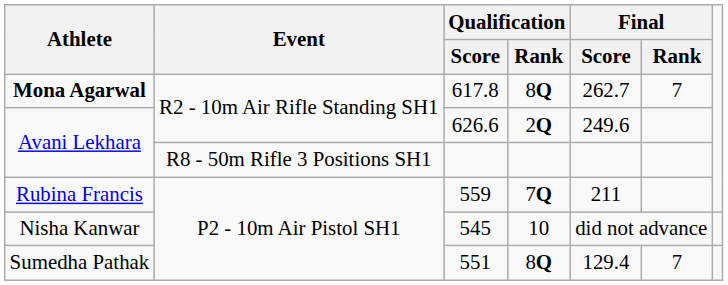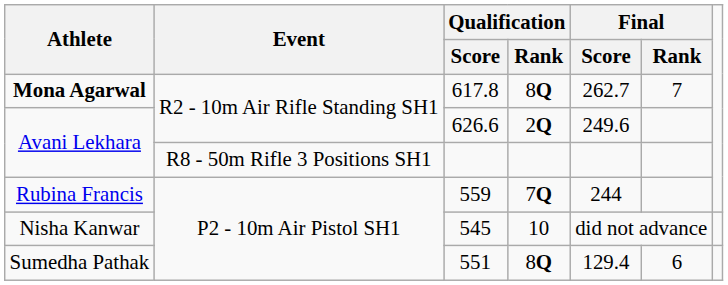(606, 194) 211 -> (606, 194) 244
(677, 263) 7 -> (677, 263) 6
